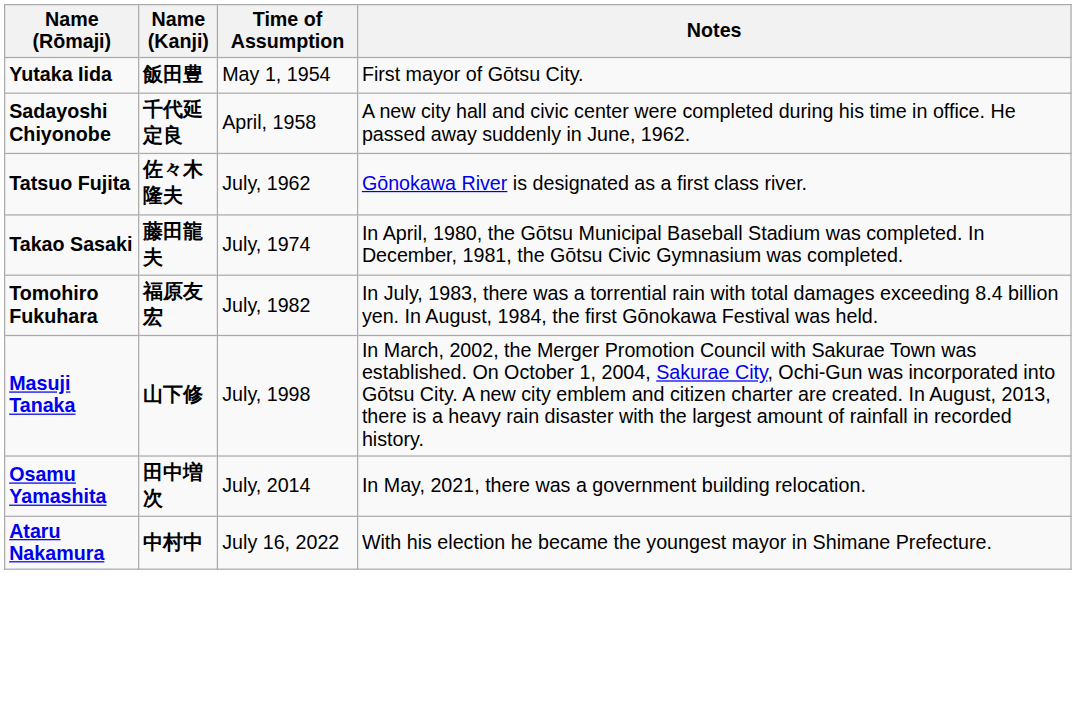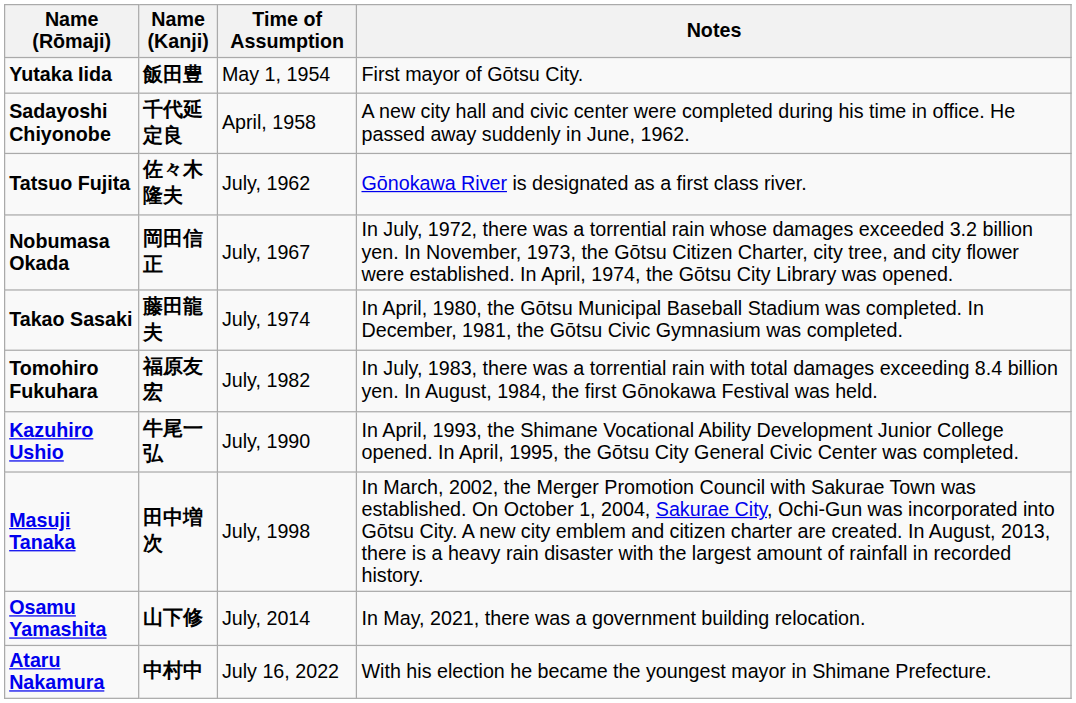+ row: (59, 251)
+ row: (51, 441)
(173, 394) 山下修 -> (173, 531) 田中増次
(173, 485) 田中増次 -> (173, 617) 山下修
